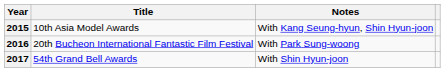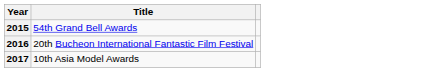- column: (346, 12)
(86, 28) 10th Asia Model Awards -> (85, 28) 54th Grand Bell Awards
(85, 59) 54th Grand Bell Awards -> (86, 59) 10th Asia Model Awards
